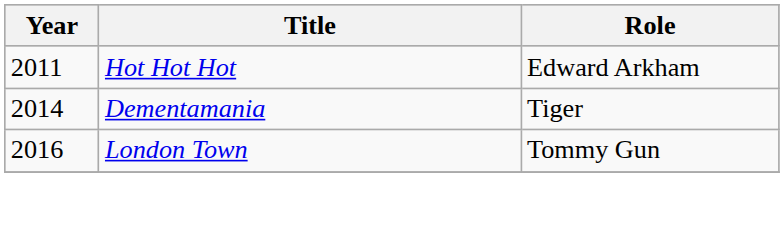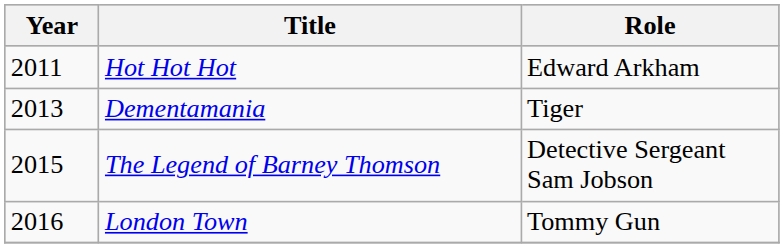(37, 108) 2014 -> (37, 108) 2013
+ row: (273, 164)
